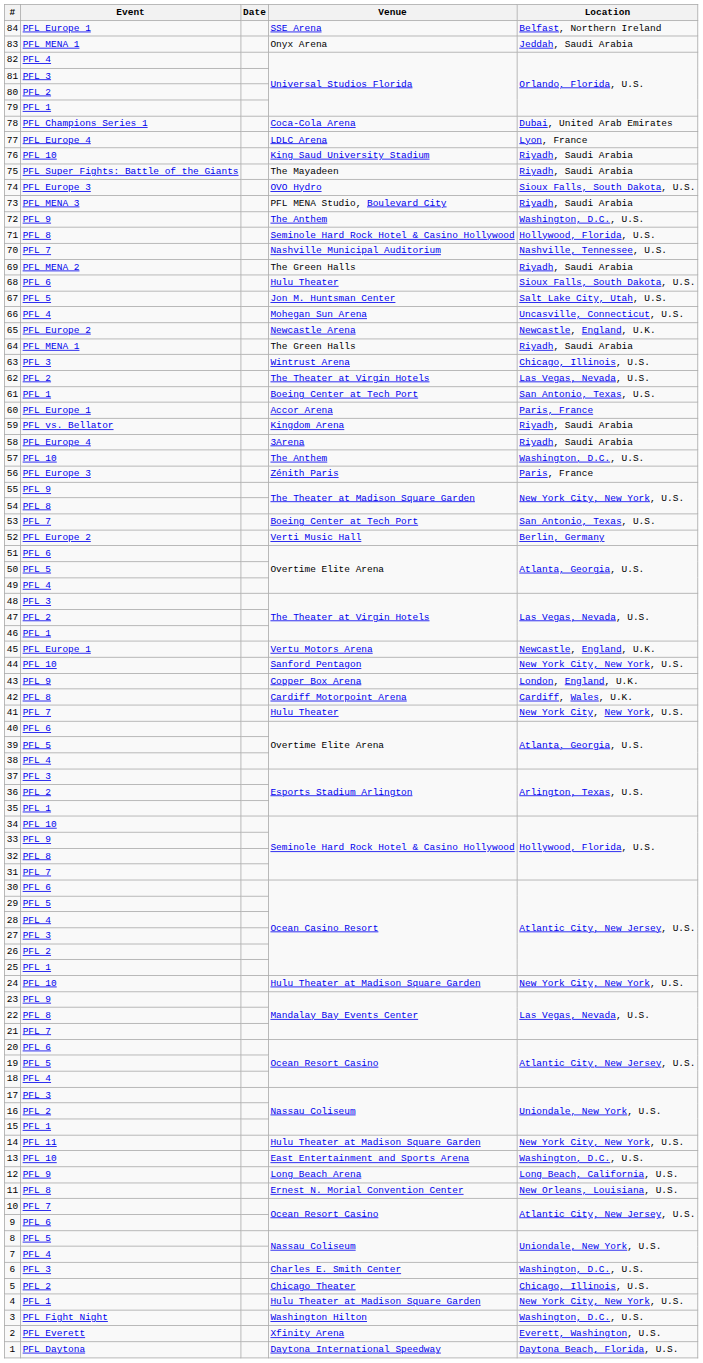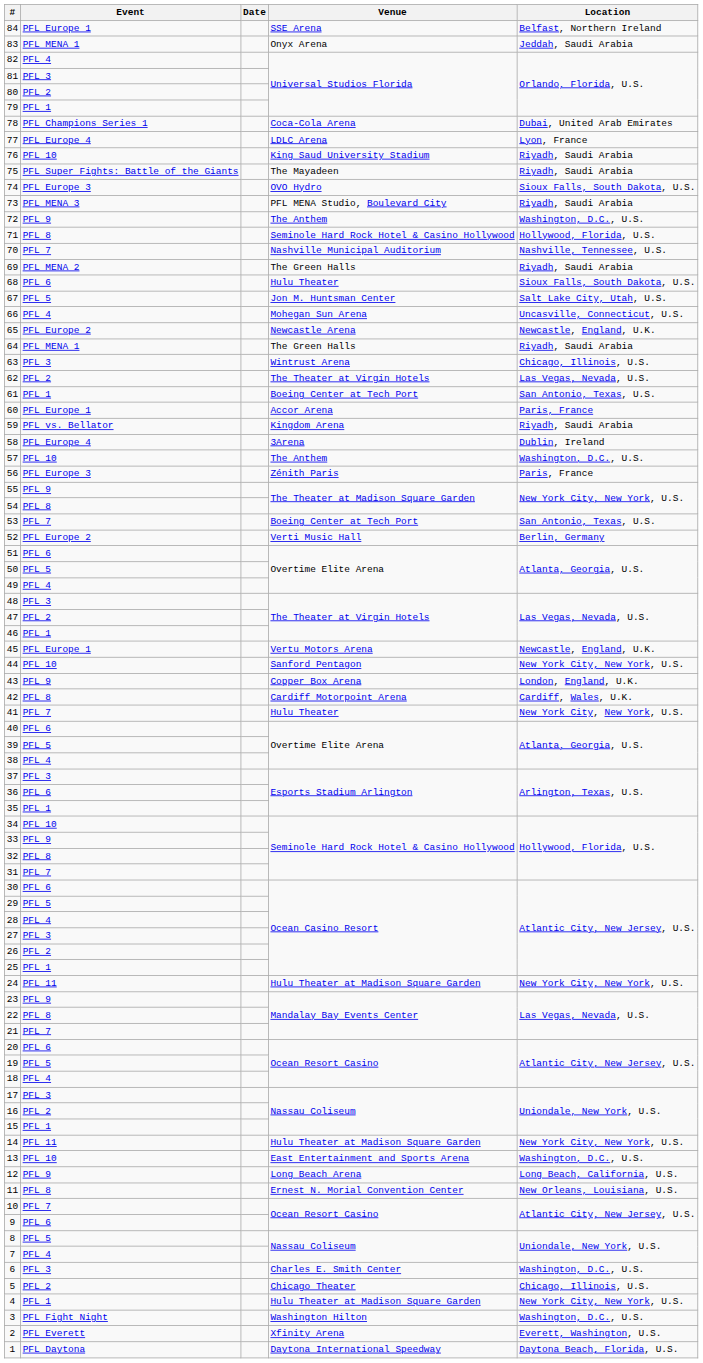(576, 442) Riyadh, Saudi Arabia -> (562, 442) Dublin, Ireland
(37, 792) PFL 2 -> (37, 792) PFL 6
(40, 983) PFL 10 -> (40, 983) PFL 11
